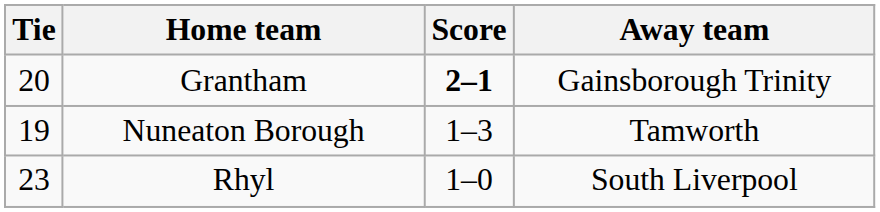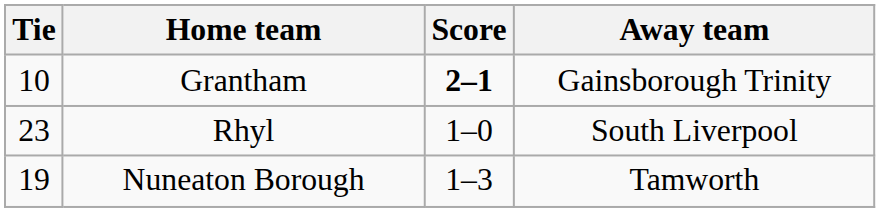(34, 79) 20 -> (34, 79) 10
rows swapped: (244, 180) <-> (244, 130)
